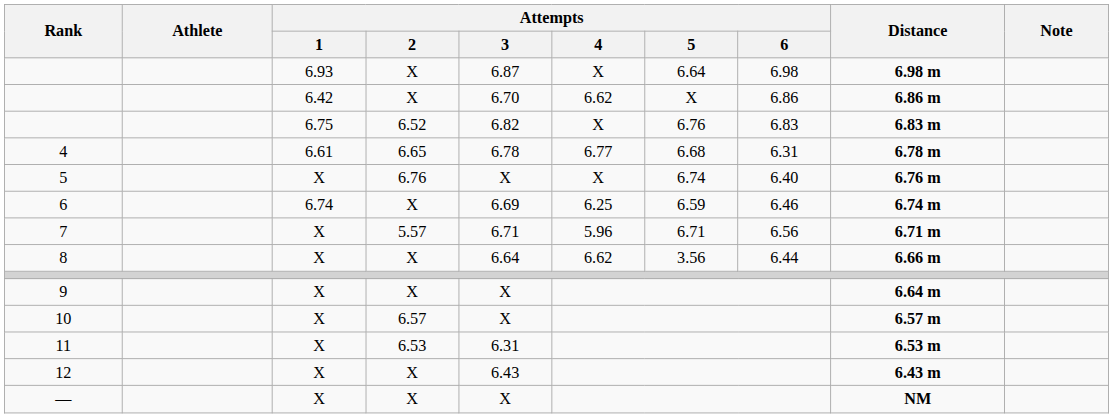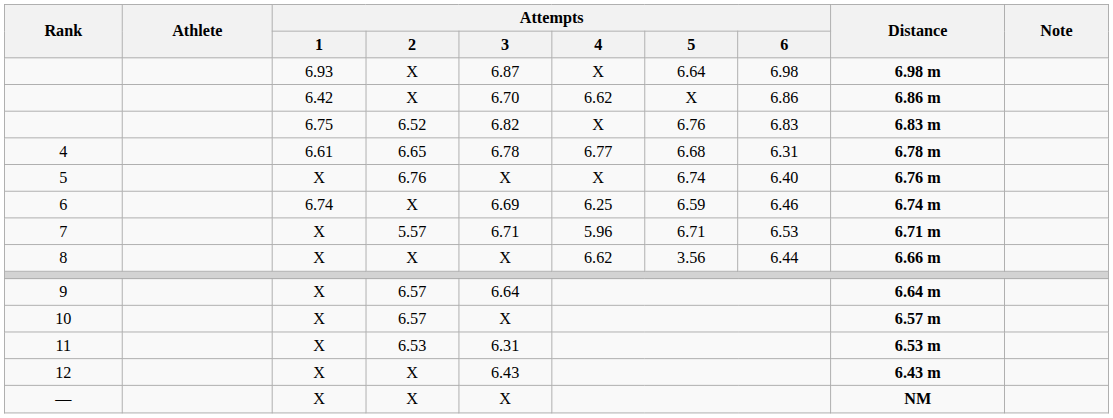(784, 231) 6.56 -> (784, 231) 6.53
(505, 257) 6.64 -> (505, 257) X
(412, 291) X -> (412, 291) 6.57
(505, 291) X -> (505, 291) 6.64
